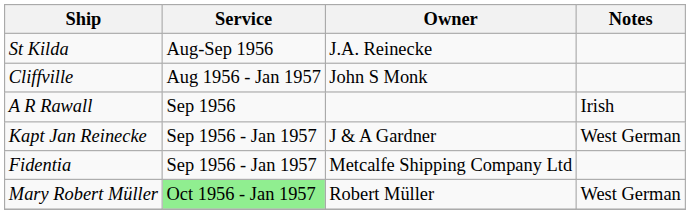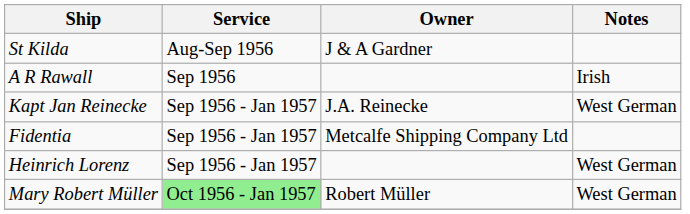(381, 48) J.A. Reinecke -> (379, 48) J & A Gardner
- row: (41, 77)
(383, 135) J & A Gardner -> (377, 106) J.A. Reinecke
+ row: (69, 164)
